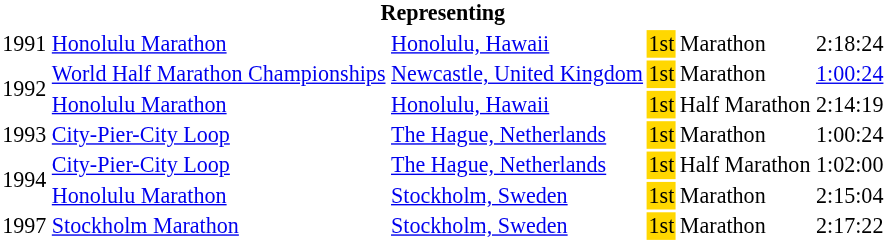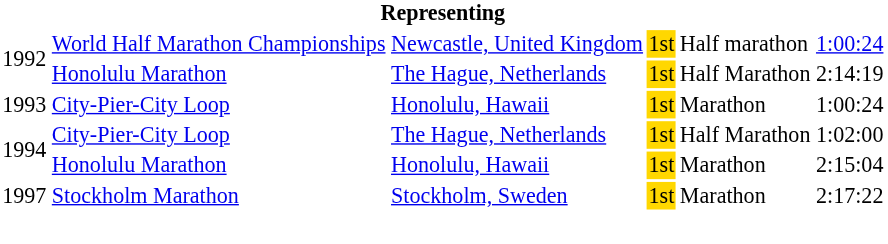- row: (24, 43)
(723, 74) Marathon -> (744, 43) Half marathon
(470, 104) Honolulu, Hawaii -> (499, 74) The Hague, Netherlands
(499, 134) The Hague, Netherlands -> (470, 104) Honolulu, Hawaii
(479, 195) Stockholm, Sweden -> (470, 165) Honolulu, Hawaii
